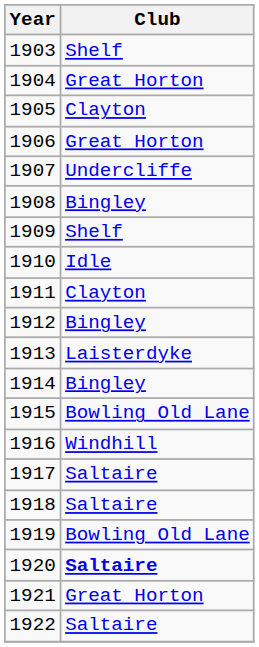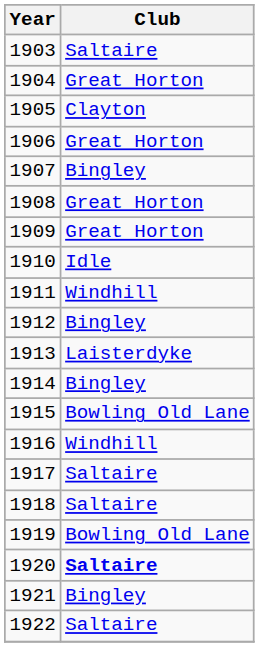(94, 50) Shelf -> (111, 50) Saltaire
(129, 171) Undercliffe -> (106, 171) Bingley
(106, 202) Bingley -> (134, 202) Great Horton
(94, 232) Shelf -> (134, 232) Great Horton
(106, 293) Clayton -> (111, 293) Windhill
(134, 596) Great Horton -> (106, 596) Bingley
